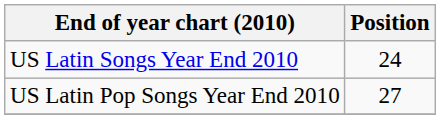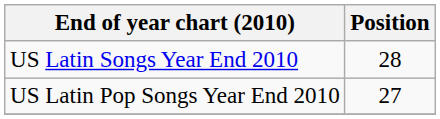(390, 59) 24 -> (390, 59) 28
